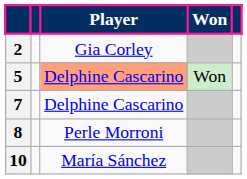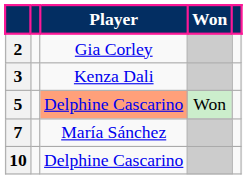+ row: (18, 76)
(114, 104) Delphine Cascarino -> (114, 132) María Sánchez
- row: (18, 132)
(114, 160) María Sánchez -> (114, 160) Delphine Cascarino
